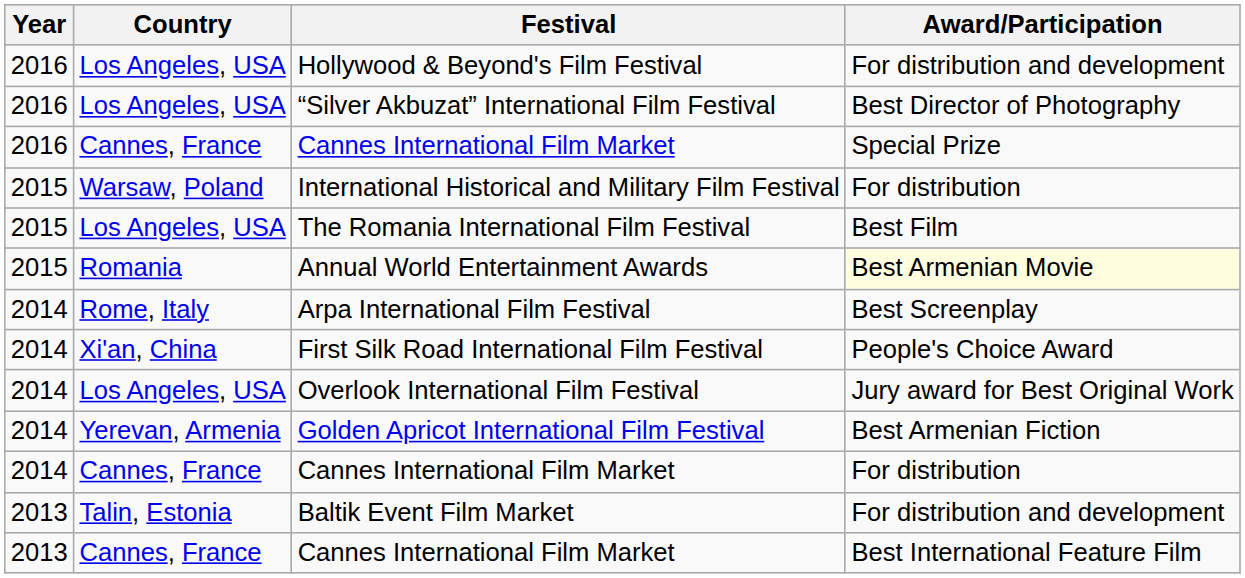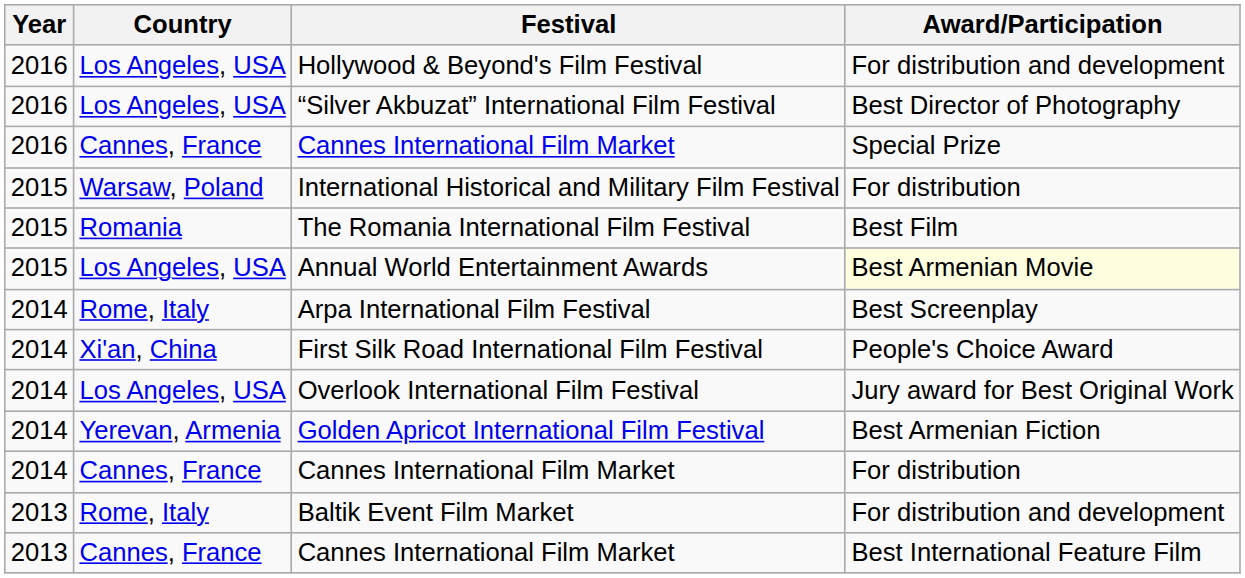(183, 227) Los Angeles, USA -> (131, 227) Romania
(131, 268) Romania -> (183, 268) Los Angeles, USA
(156, 512) Talin, Estonia -> (144, 512) Rome, Italy
